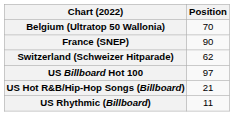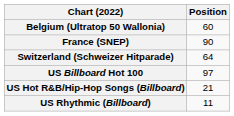(208, 27) 70 -> (208, 27) 60
(208, 57) 62 -> (208, 57) 64
